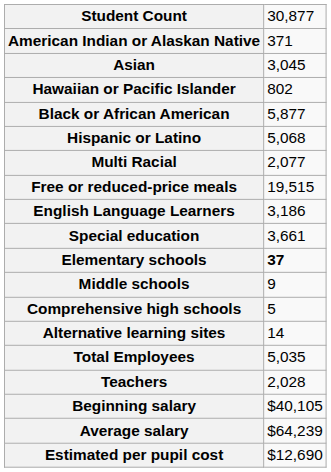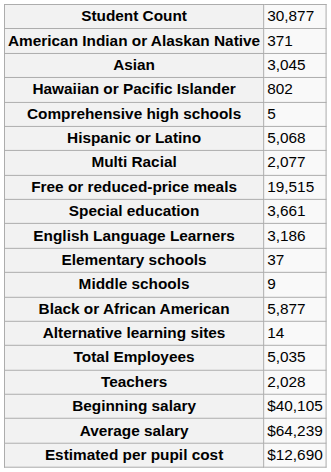rows swapped: (134, 114) <-> (134, 308)
rows swapped: (134, 235) <-> (134, 211)
(276, 260) bold -> (276, 260) normal
